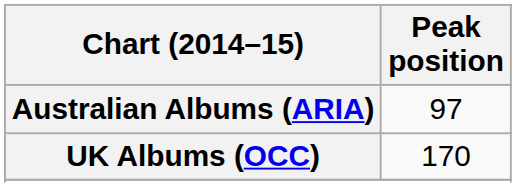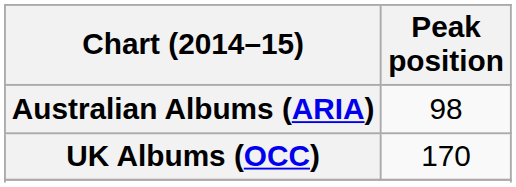(446, 108) 97 -> (446, 108) 98
